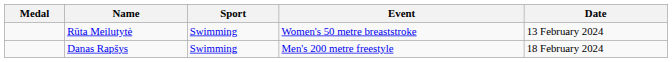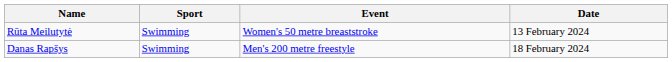- column: (34, 13)
